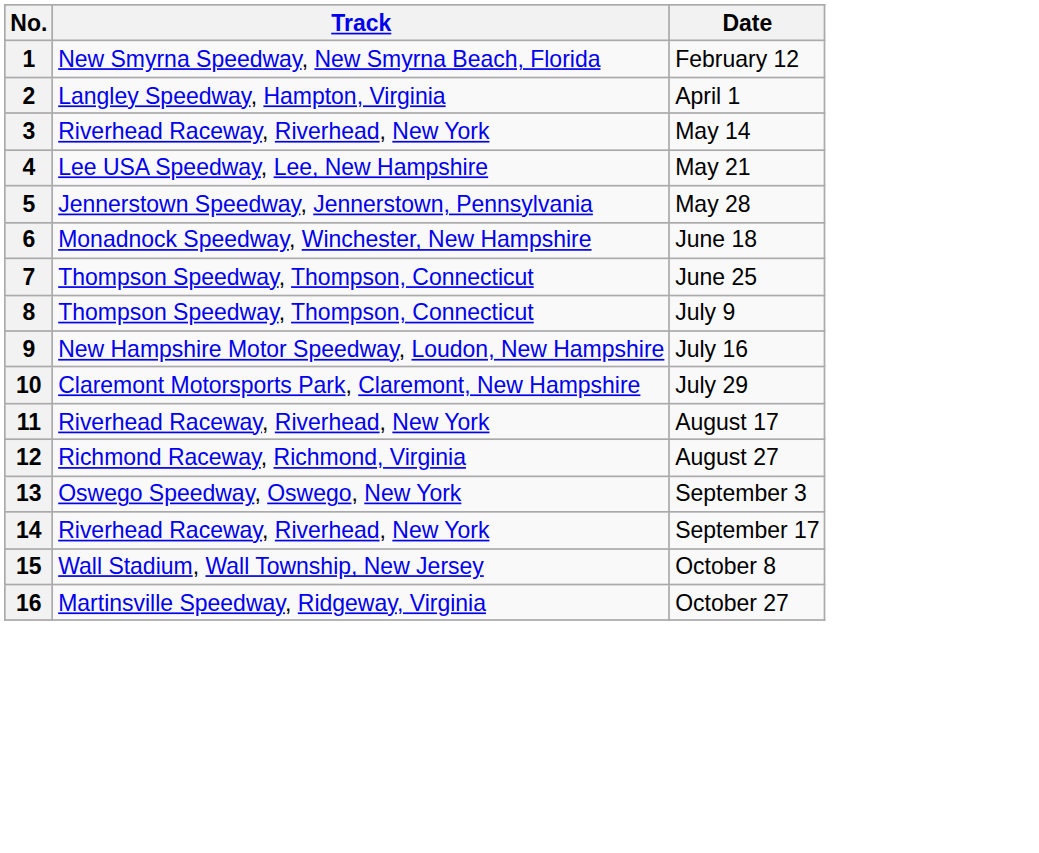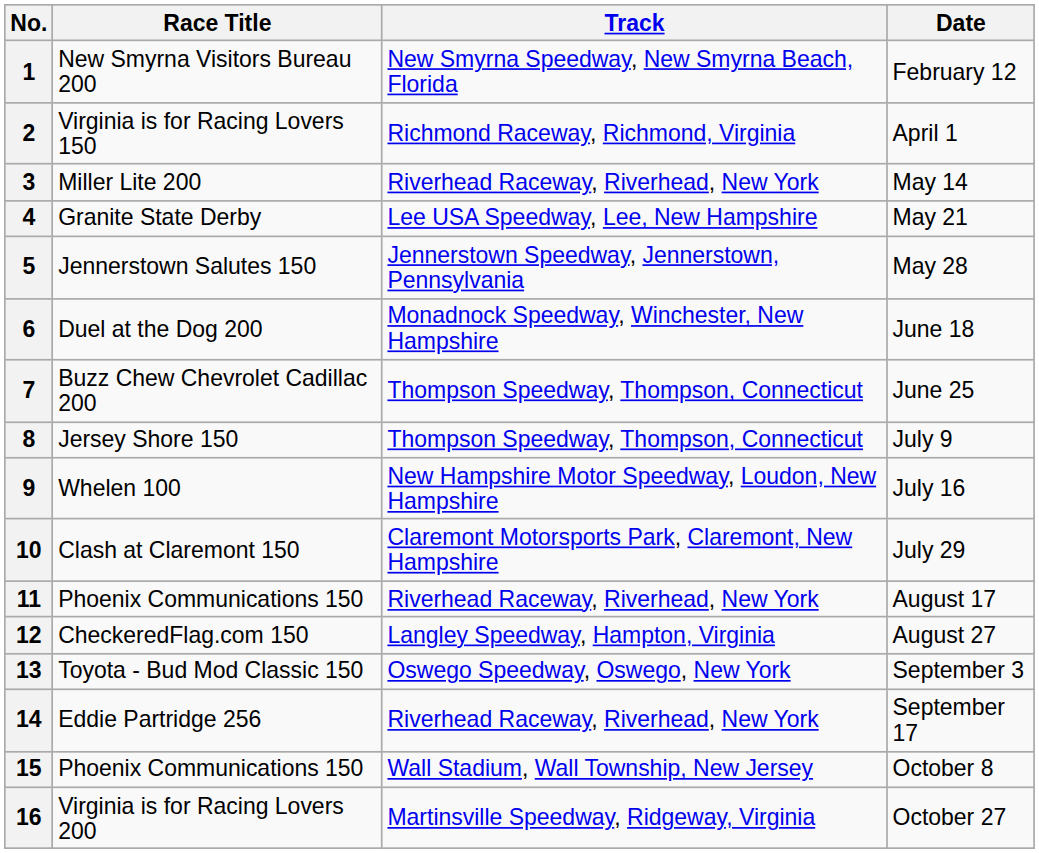+ column: (217, 23)
(252, 95) Langley Speedway, Hampton, Virginia -> (591, 133) Richmond Raceway, Richmond, Virginia
(262, 457) Richmond Raceway, Richmond, Virginia -> (581, 635) Langley Speedway, Hampton, Virginia
